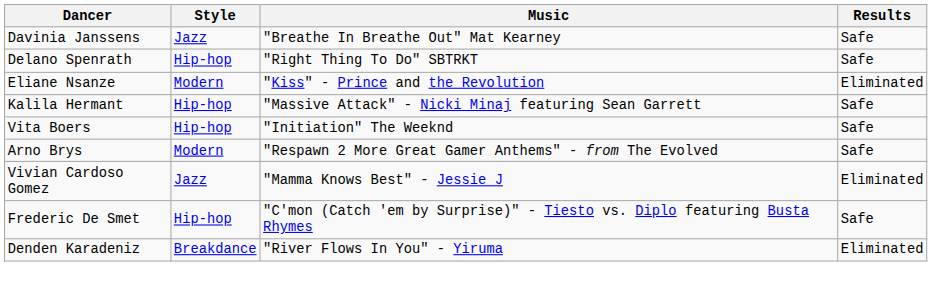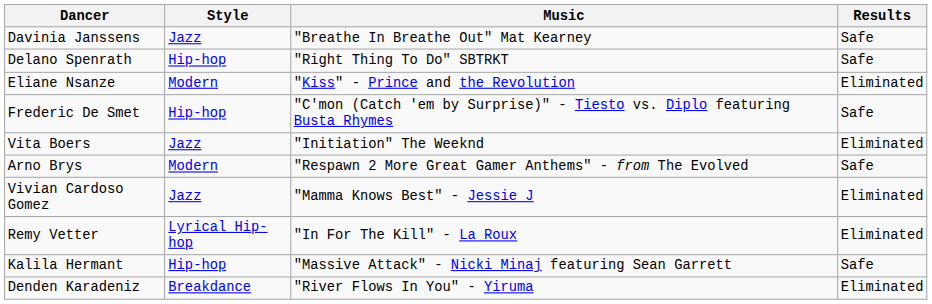rows swapped: (74, 219) <-> (66, 106)
(203, 128) Hip-hop -> (185, 144) Jazz
(857, 128) Safe -> (882, 144) Eliminated
+ row: (53, 235)
